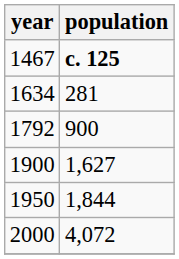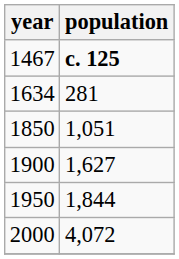- row: (32, 128)
+ row: (32, 128)
